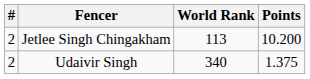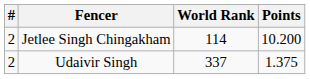(216, 39) 113 -> (216, 39) 114
(216, 62) 340 -> (216, 62) 337
